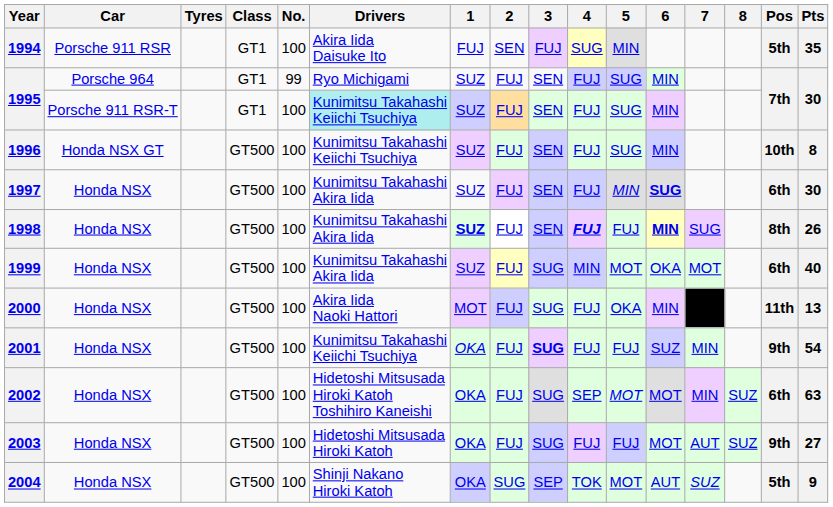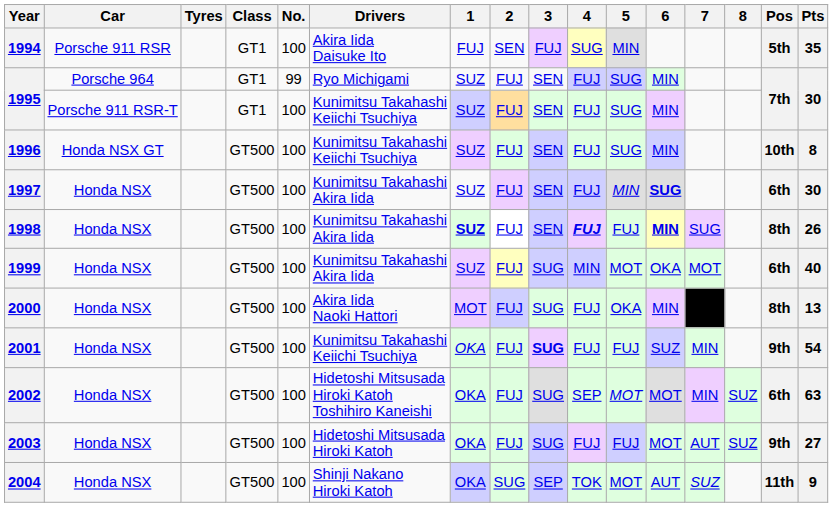(380, 111) paleturquoise background -> (380, 111) no background
(779, 308) 11th -> (779, 308) 8th
(779, 483) 5th -> (779, 483) 11th
